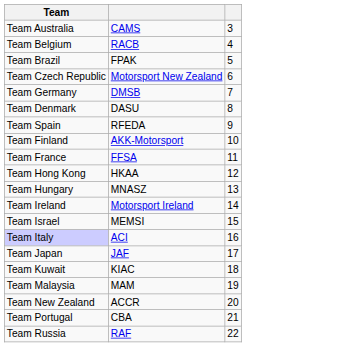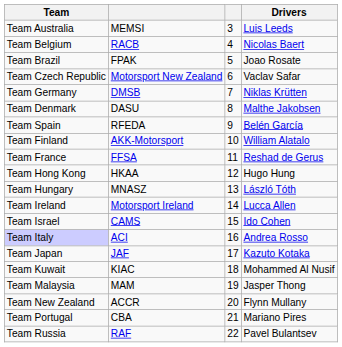+ column: (289, 12)
(126, 28) CAMS -> (128, 28) MEMSI
(128, 221) MEMSI -> (126, 221) CAMS
